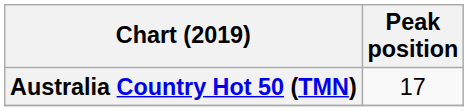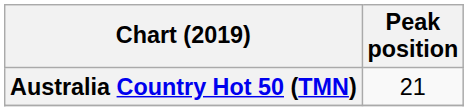(413, 86) 17 -> (413, 86) 21
